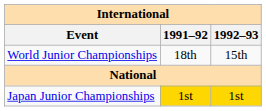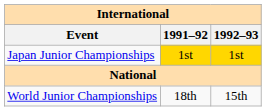rows swapped: (82, 55) <-> (81, 95)
